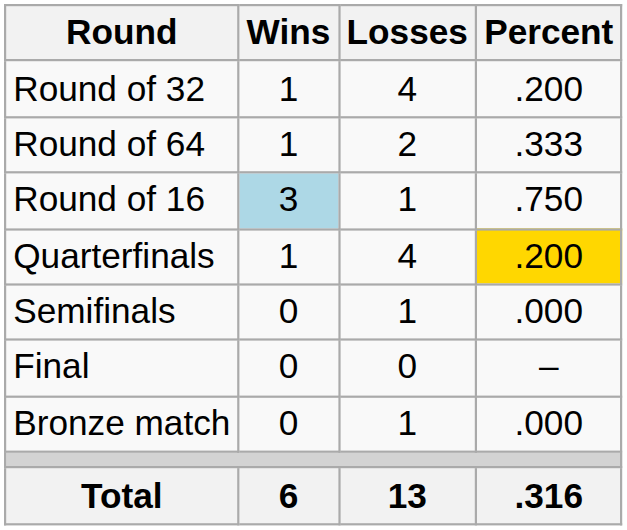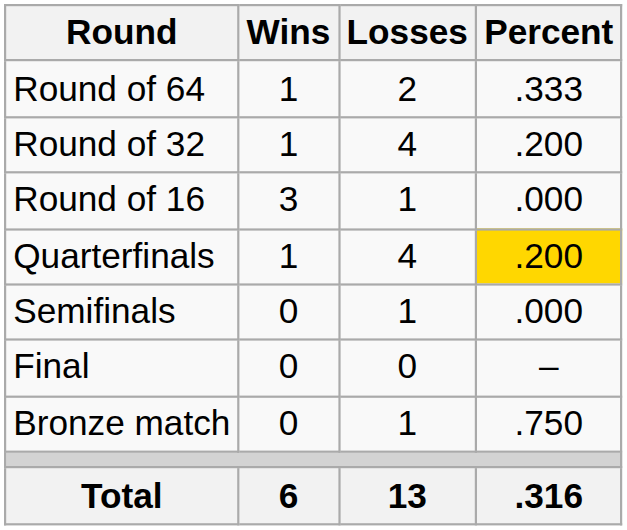rows swapped: (109, 144) <-> (109, 88)
(288, 199) lightblue background -> (288, 199) no background
(549, 199) .750 -> (549, 199) .000
(549, 423) .000 -> (549, 423) .750
